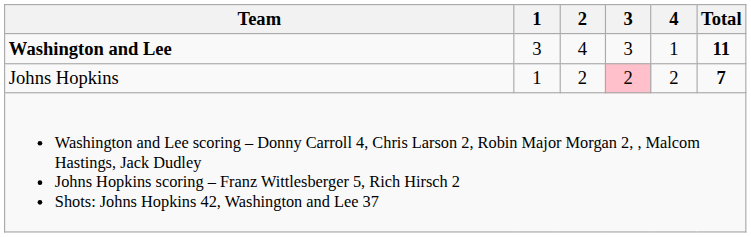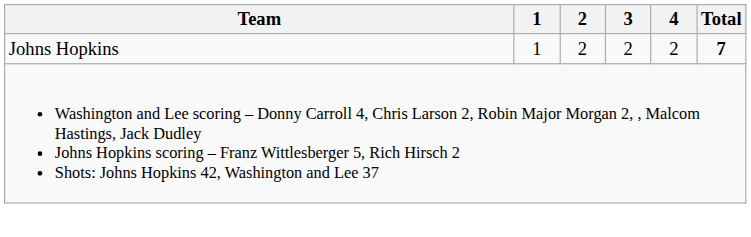- row: (90, 48)
(628, 78) pink background -> (628, 48) no background
